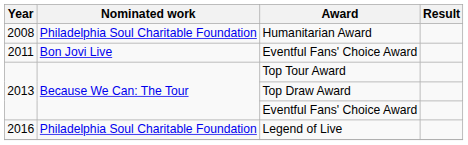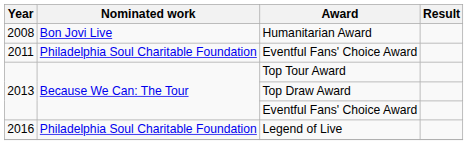(148, 33) Philadelphia Soul Charitable Foundation -> (76, 33) Bon Jovi Live
(76, 52) Bon Jovi Live -> (148, 52) Philadelphia Soul Charitable Foundation
